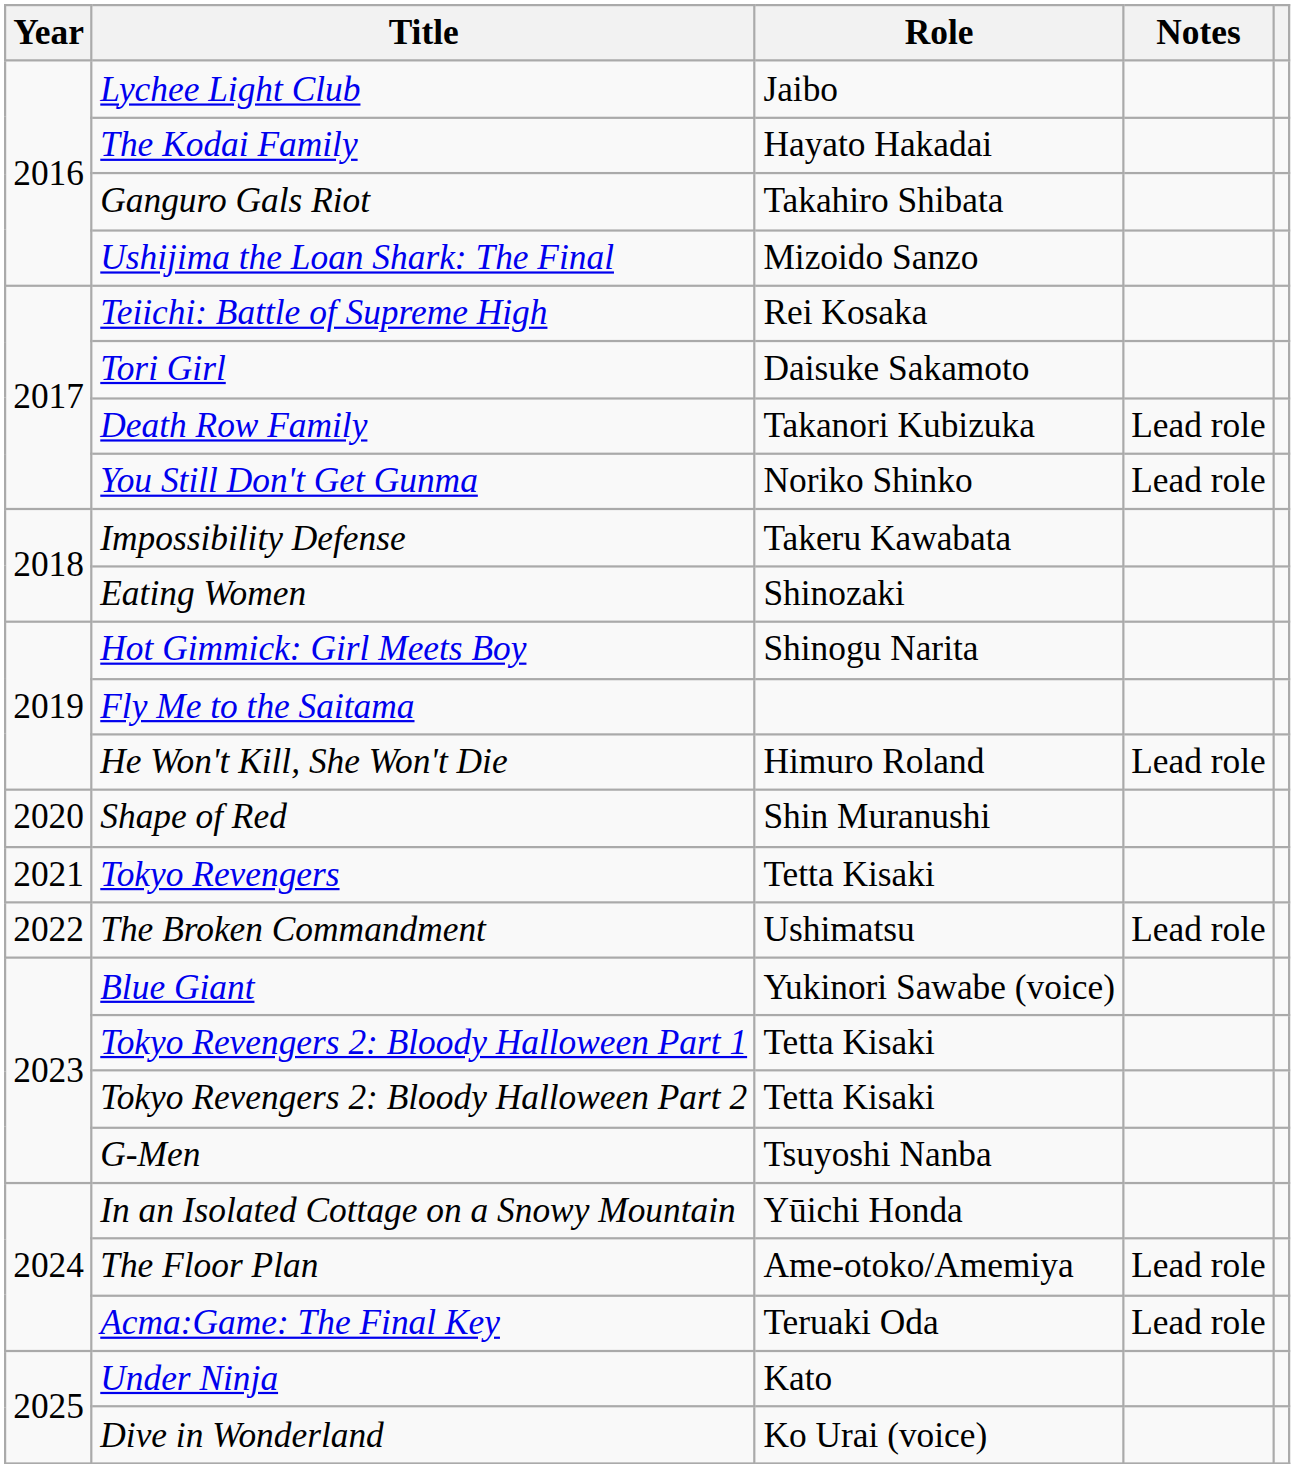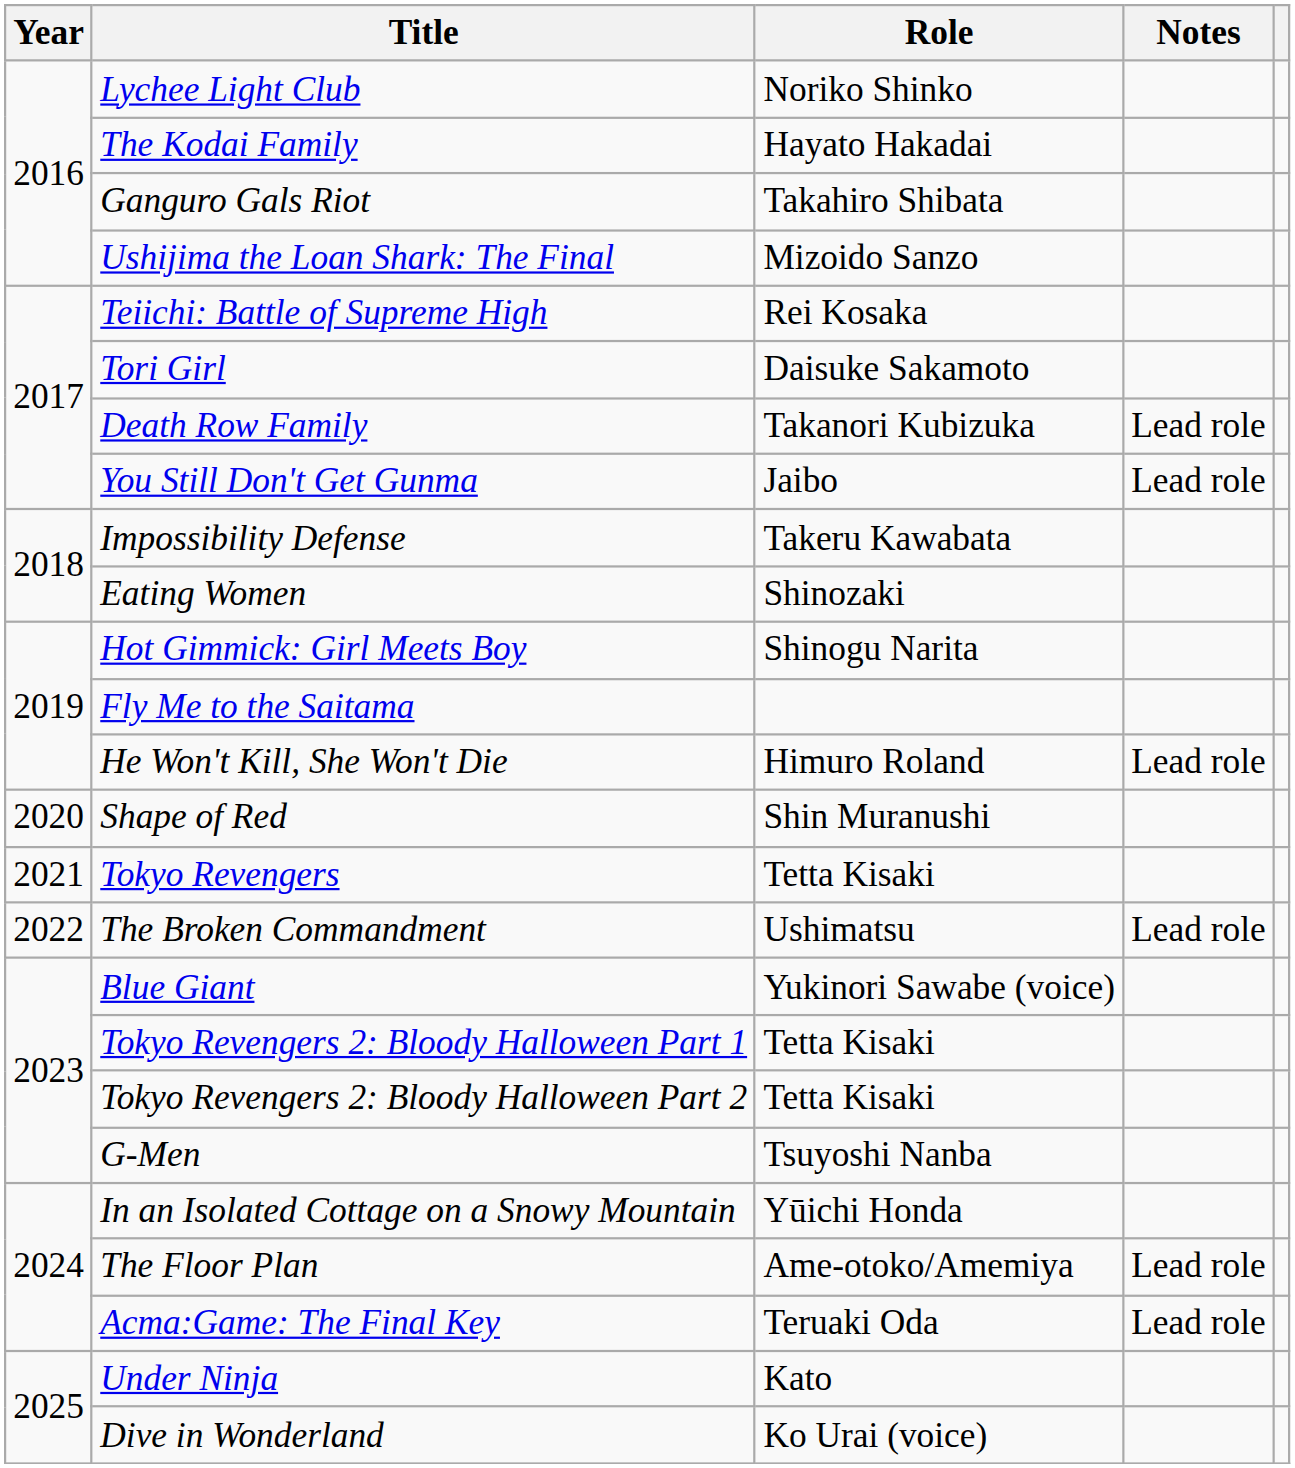(801, 88) Jaibo -> (868, 88) Noriko Shinko
(868, 481) Noriko Shinko -> (801, 481) Jaibo
